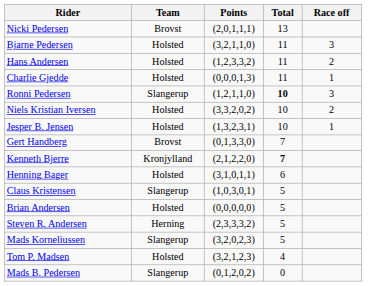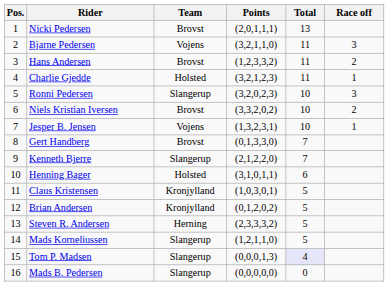+ column: (16, 12)
(168, 45) Holsted -> (190, 45) Vojens
(168, 61) Holsted -> (190, 61) Brovst
(234, 77) (0,0,0,1,3) -> (256, 77) (3,2,1,2,3)
(234, 93) (1,2,1,1,0) -> (256, 93) (3,2,0,2,3)
(283, 93) bold -> (305, 93) normal
(168, 110) Holsted -> (190, 110) Brovst
(168, 126) Holsted -> (190, 126) Vojens
(168, 159) Kronjylland -> (190, 159) Slangerup
(283, 159) bold -> (305, 159) normal
(168, 191) Slangerup -> (190, 191) Kronjylland
(168, 207) Holsted -> (190, 207) Kronjylland
(234, 207) (0,0,0,0,0) -> (256, 207) (0,1,2,0,2)
(234, 240) (3,2,0,2,3) -> (256, 240) (1,2,1,1,0)
(168, 256) Holsted -> (190, 256) Slangerup
(234, 256) (3,2,1,2,3) -> (256, 256) (0,0,0,1,3)
(283, 256) no background -> (305, 256) lavender background
(234, 272) (0,1,2,0,2) -> (256, 272) (0,0,0,0,0)
